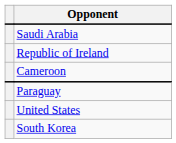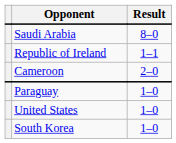+ column: (149, 14)
